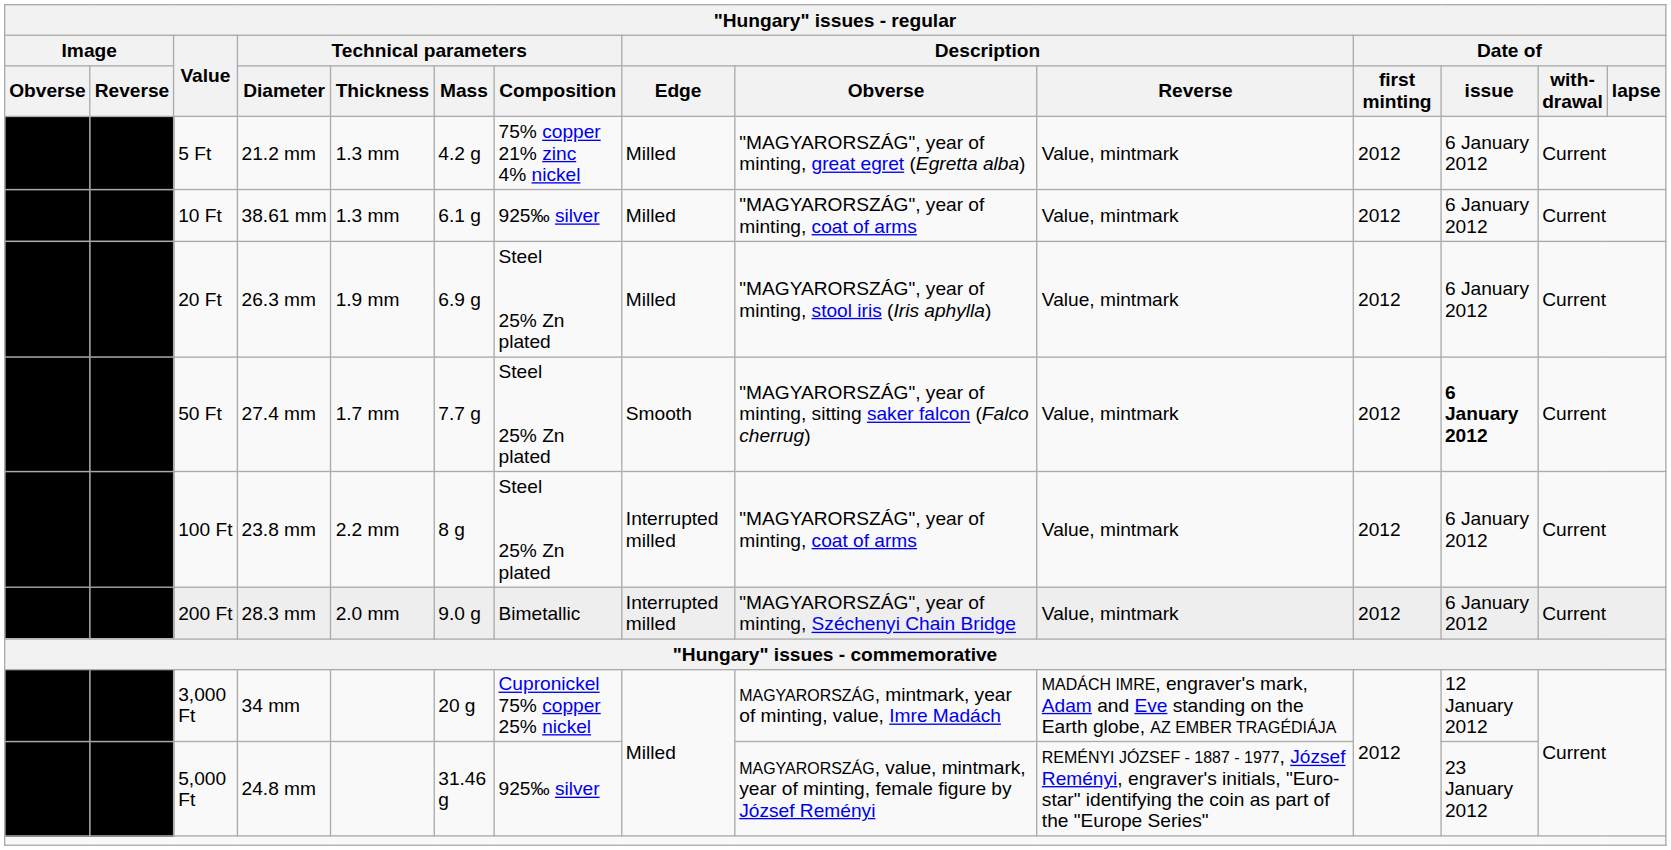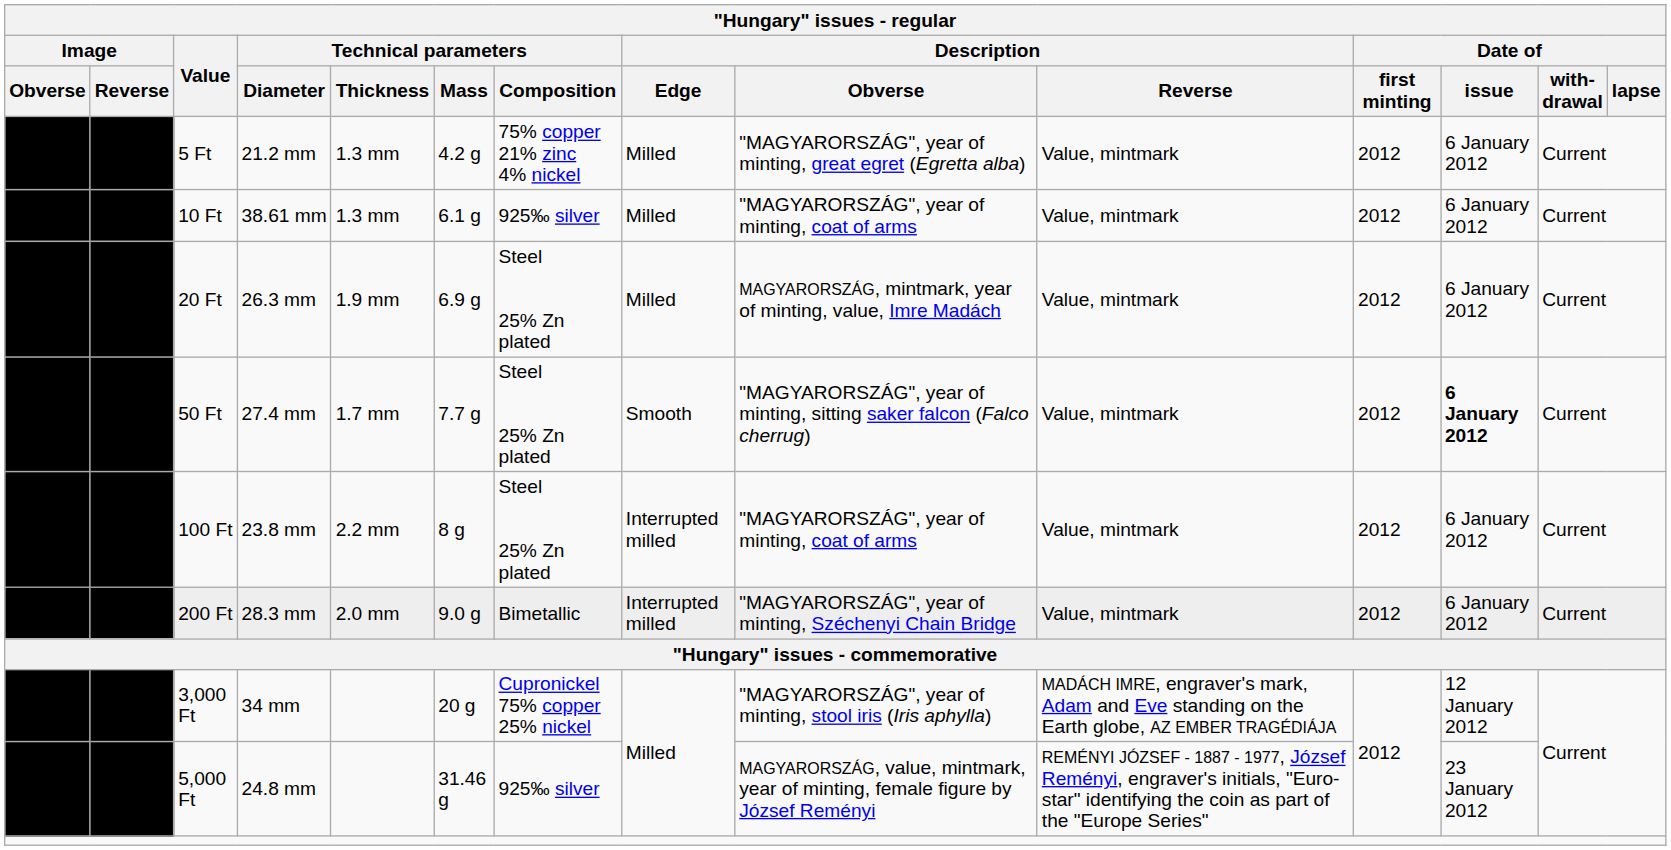(865, 299) "MAGYARORSZÁG", year of minting, stool iris (Iris aphylla) -> (876, 299) MAGYARORSZÁG, mintmark, year of minting, value, Imre Madách
(876, 706) MAGYARORSZÁG, mintmark, year of minting, value, Imre Madách -> (865, 706) "MAGYARORSZÁG", year of minting, stool iris (Iris aphylla)
